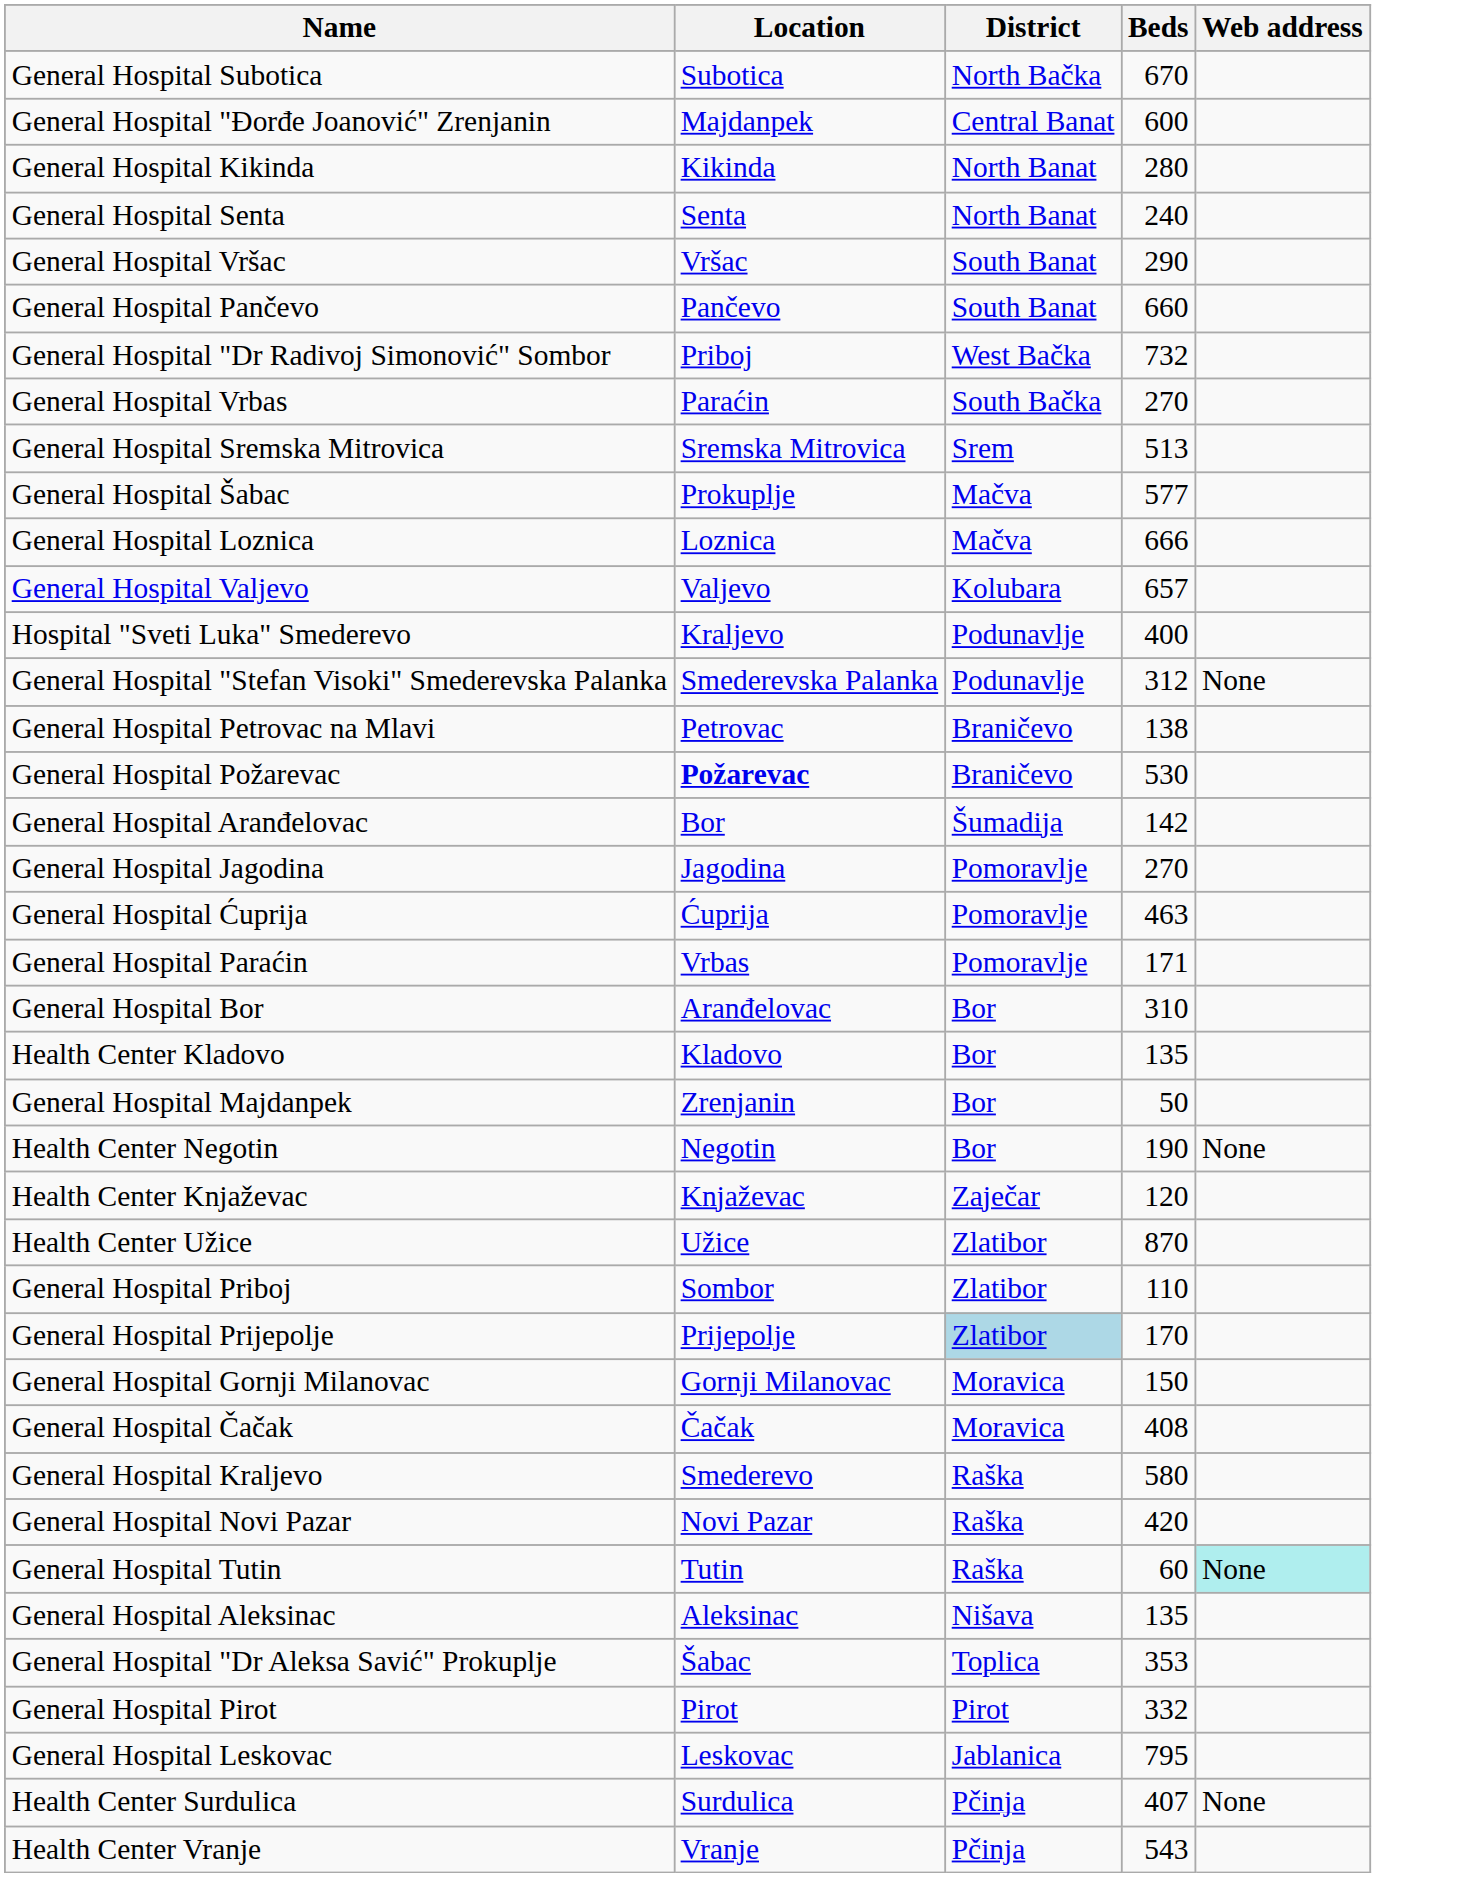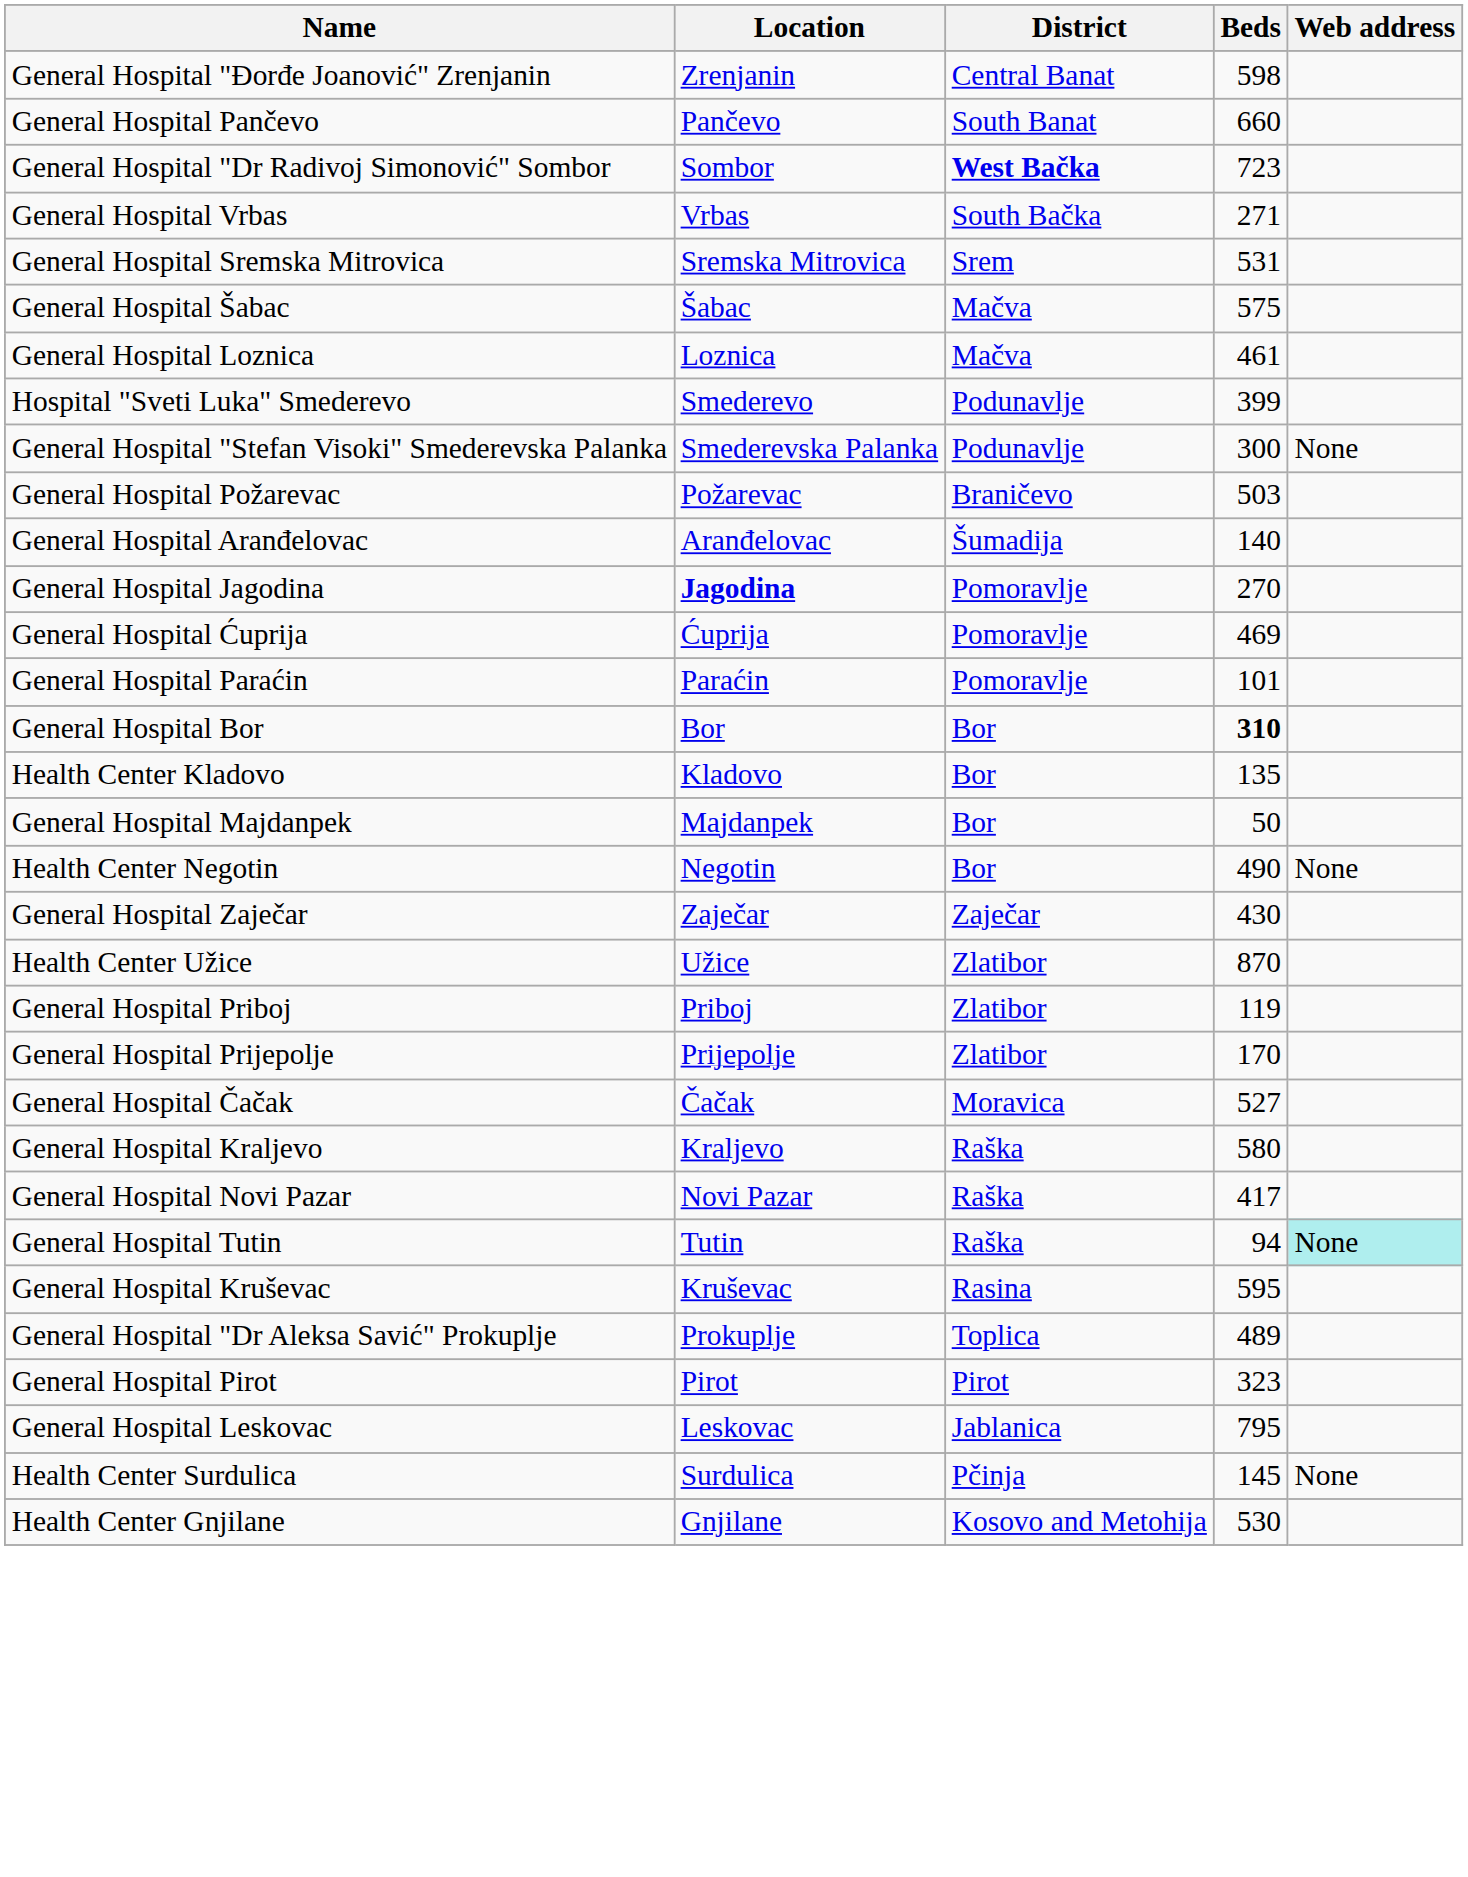- row: (167, 74)
(747, 121) Majdanpek -> (738, 74) Zrenjanin
(1166, 121) 600 -> (1259, 74) 598
- row: (163, 167)
- row: (148, 214)
- row: (149, 261)
(717, 354) Priboj -> (727, 167) Sombor
(1021, 354) normal -> (1026, 167) bold
(1166, 354) 732 -> (1259, 167) 723
(725, 401) Paraćin -> (715, 214) Vrbas
(1166, 401) 270 -> (1259, 214) 271
(1166, 448) 513 -> (1259, 261) 531
(738, 494) Prokuplje -> (716, 307) Šabac
(1166, 494) 577 -> (1259, 307) 575
(1166, 541) 666 -> (1259, 354) 461
- row: (160, 588)
(732, 634) Kraljevo -> (747, 401) Smederevo
(1166, 634) 400 -> (1259, 401) 399
(1166, 681) 312 -> (1259, 448) 300
- row: (223, 728)
(745, 774) bold -> (741, 494) normal
(1166, 774) 530 -> (1259, 494) 503
(703, 821) Bor -> (756, 541) Aranđelovac
(1166, 821) 142 -> (1259, 541) 140
(733, 868) normal -> (738, 588) bold
(1166, 914) 463 -> (1259, 634) 469
(715, 961) Vrbas -> (725, 681) Paraćin
(1166, 961) 171 -> (1259, 681) 101
(756, 1008) Aranđelovac -> (703, 728) Bor
(1166, 1008) normal -> (1259, 728) bold
(738, 1101) Zrenjanin -> (747, 821) Majdanpek
(1166, 1148) 190 -> (1259, 868) 490
+ row: (160, 914)
- row: (160, 1195)
(727, 1288) Sombor -> (717, 1008) Priboj
(1167, 1288) 110 -> (1259, 1008) 119
(999, 1335) lightblue background -> (999, 1055) no background
- row: (221, 1381)
(1166, 1428) 408 -> (1259, 1101) 527
(747, 1475) Smederevo -> (732, 1148) Kraljevo
(1166, 1521) 420 -> (1259, 1195) 417
(1174, 1568) 60 -> (1266, 1241) 94
+ row: (171, 1288)
- row: (174, 1615)
(716, 1661) Šabac -> (738, 1335) Prokuplje
(1166, 1661) 353 -> (1259, 1335) 489
(1166, 1708) 332 -> (1259, 1381) 323
(1166, 1802) 407 -> (1259, 1475) 145
- row: (136, 1848)
+ row: (148, 1521)
